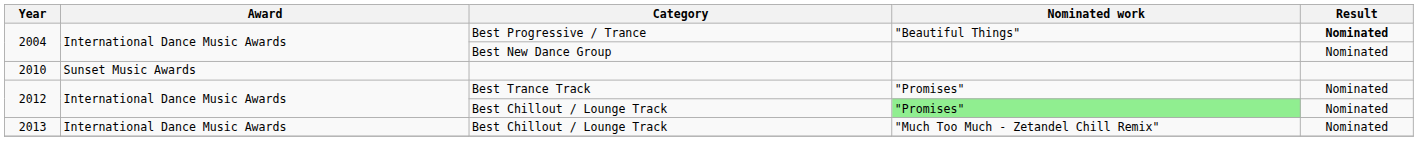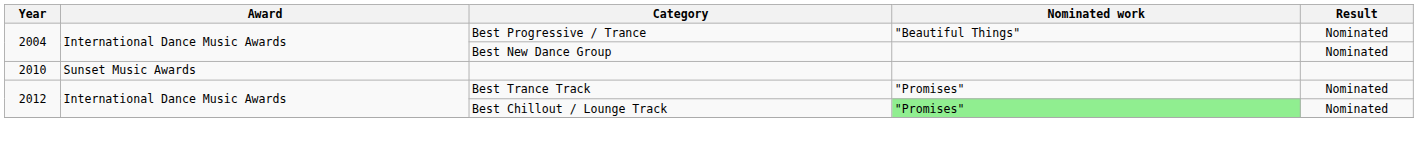(1357, 33) bold -> (1357, 33) normal
- row: (33, 127)
